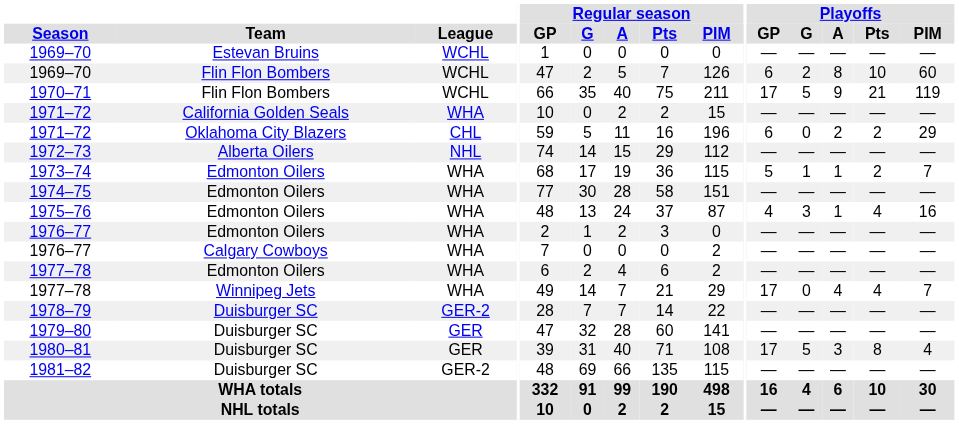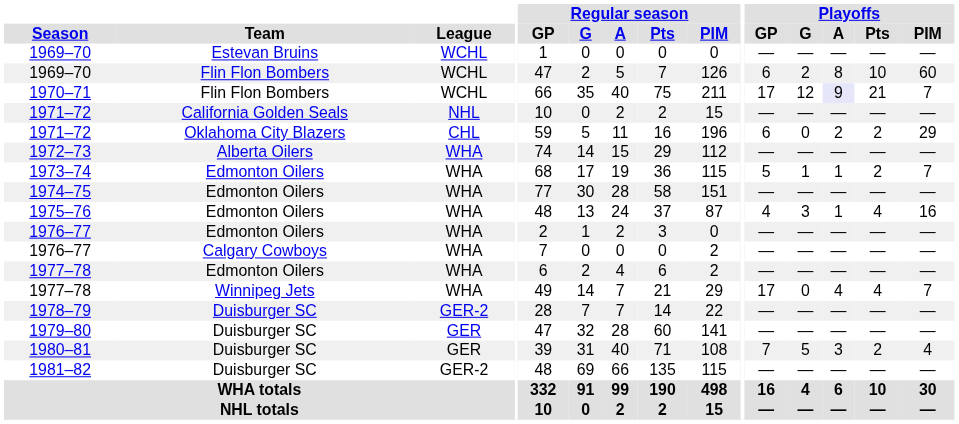(806, 93) 5 -> (805, 93) 12
(838, 93) no background -> (838, 93) lavender background
(928, 93) 119 -> (928, 93) 7
(466, 112) WHA -> (464, 112) NHL
(466, 152) NHL -> (464, 152) WHA
(769, 350) 17 -> (766, 350) 7
(877, 350) 8 -> (878, 350) 2
